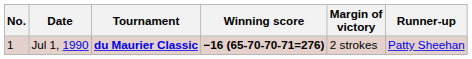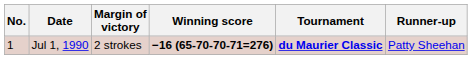columns swapped: (146, 20) <-> (356, 20)
